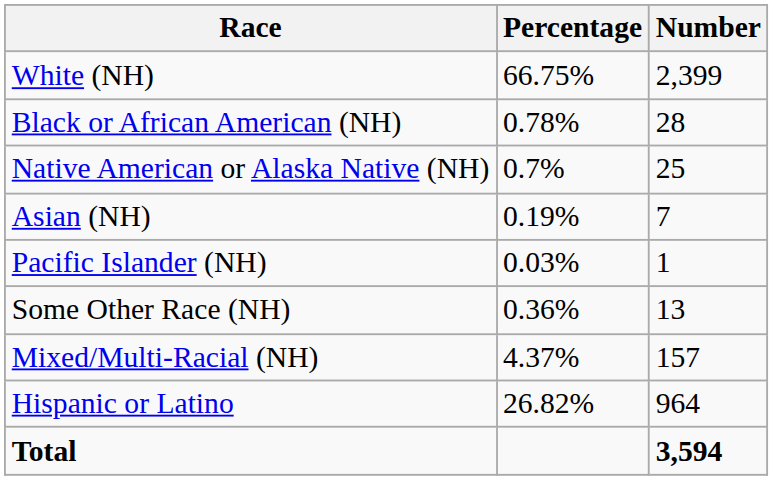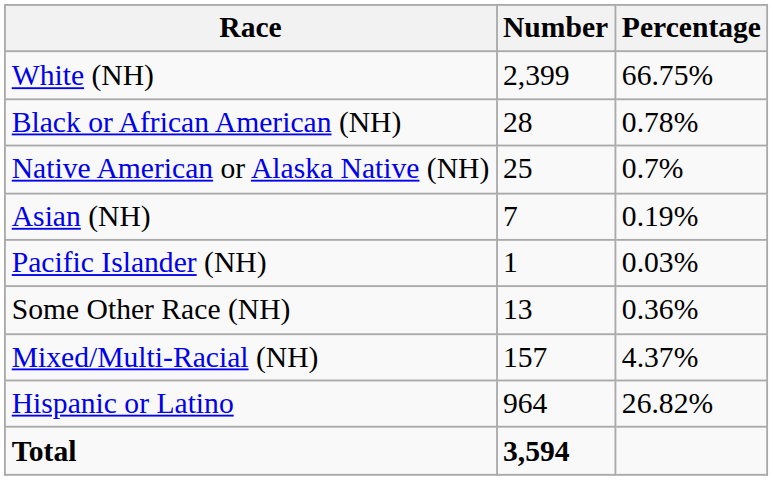columns swapped: (708, 27) <-> (573, 27)
